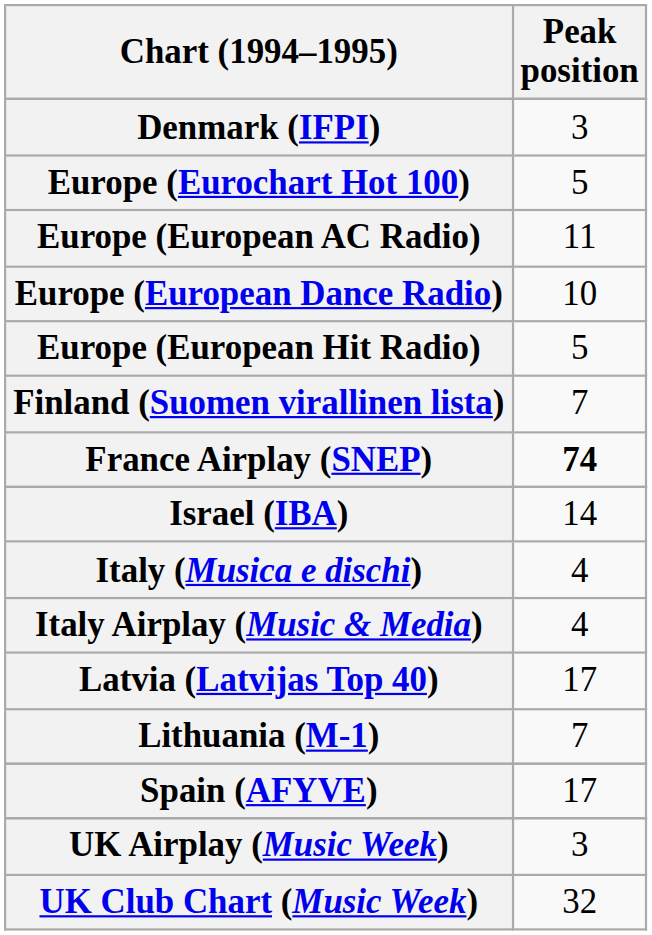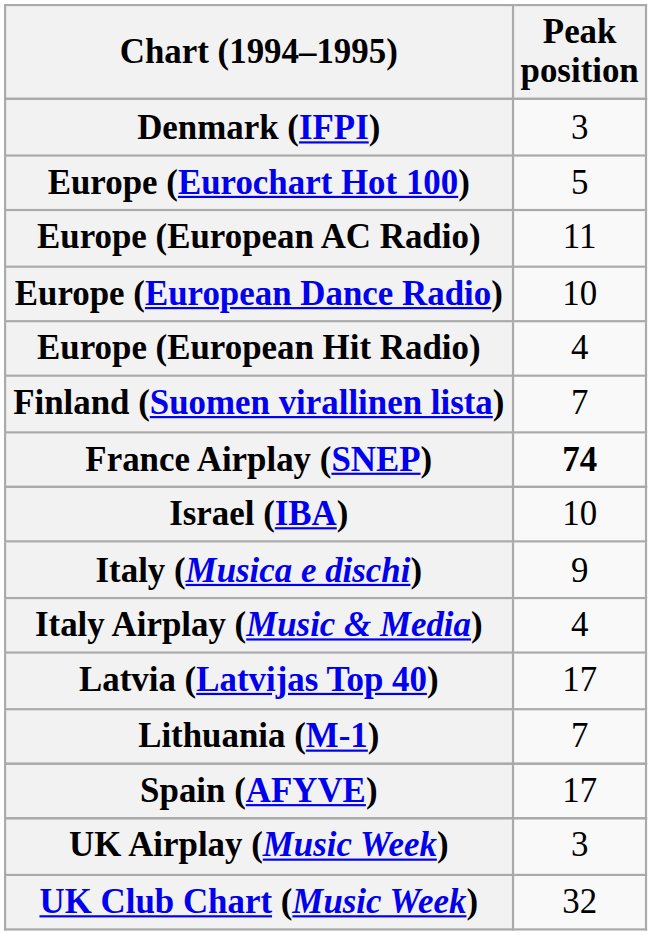(580, 347) 5 -> (580, 347) 4
(580, 513) 14 -> (580, 513) 10
(580, 569) 4 -> (580, 569) 9
